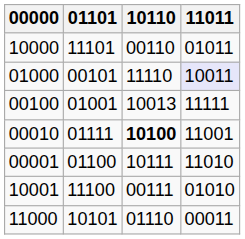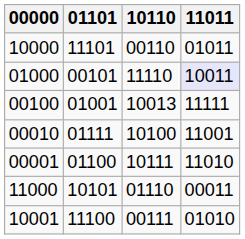(151, 133) bold -> (151, 133) normal
rows swapped: (33, 219) <-> (34, 190)
